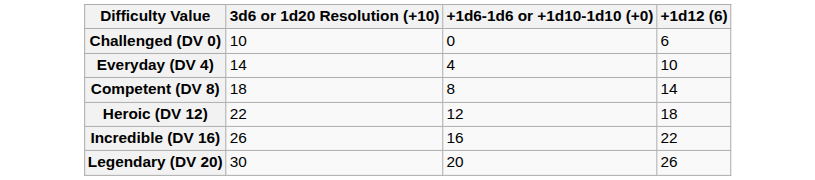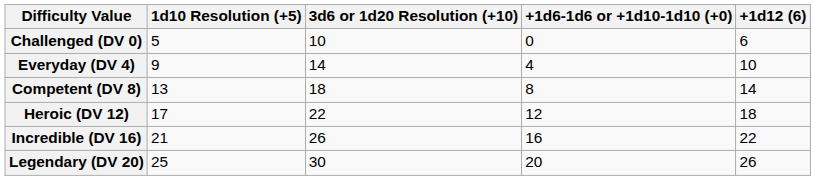+ column: (226, 16)
